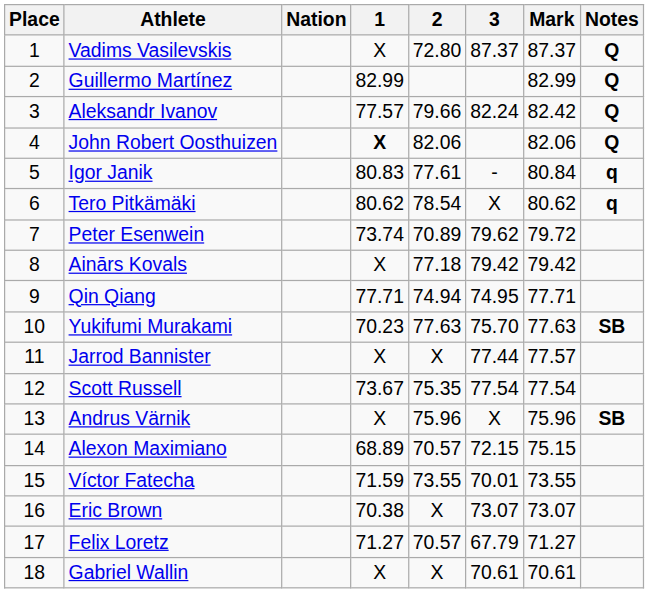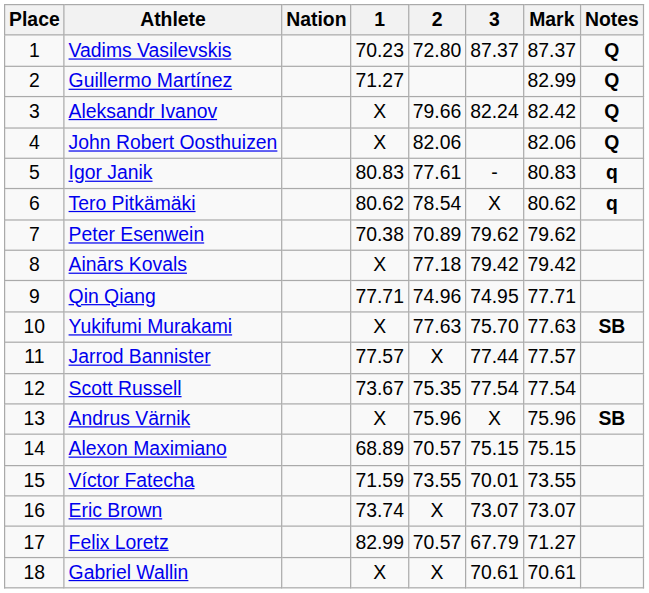(380, 50) X -> (380, 50) 70.23
(380, 81) 82.99 -> (380, 81) 71.27
(380, 111) 77.57 -> (380, 111) X
(380, 142) bold -> (380, 142) normal
(552, 173) 80.84 -> (552, 173) 80.83
(380, 234) 73.74 -> (380, 234) 70.38
(552, 234) 79.72 -> (552, 234) 79.62
(437, 296) 74.94 -> (437, 296) 74.96
(380, 326) 70.23 -> (380, 326) X
(380, 357) X -> (380, 357) 77.57
(494, 449) 72.15 -> (494, 449) 75.15
(380, 511) 70.38 -> (380, 511) 73.74
(380, 541) 71.27 -> (380, 541) 82.99
